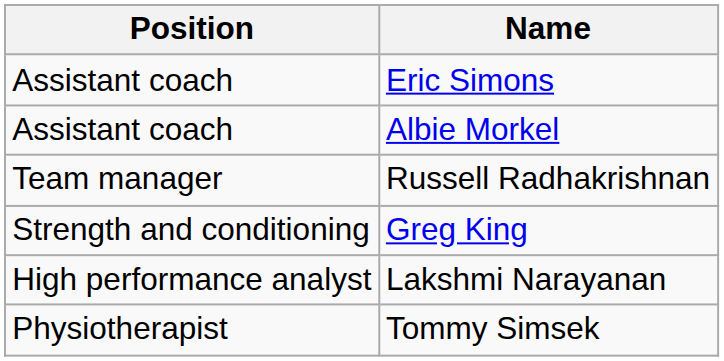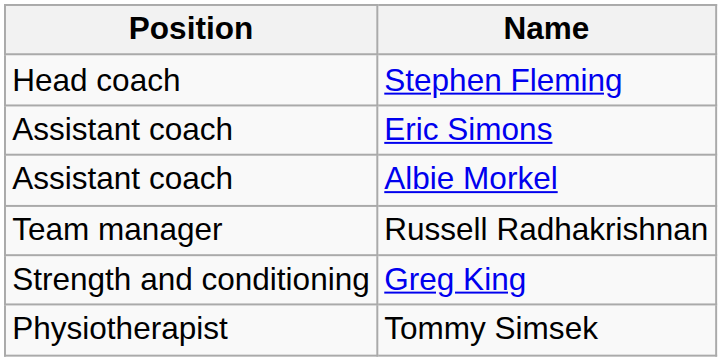+ row: (503, 79)
- row: (526, 279)
